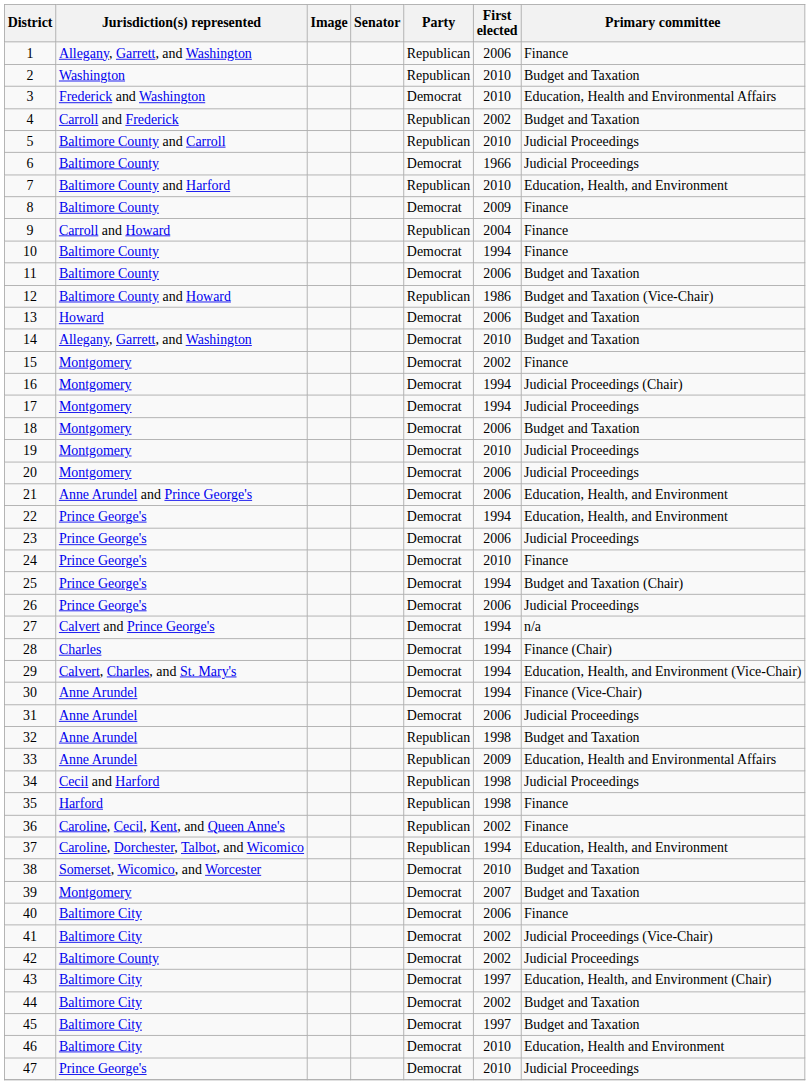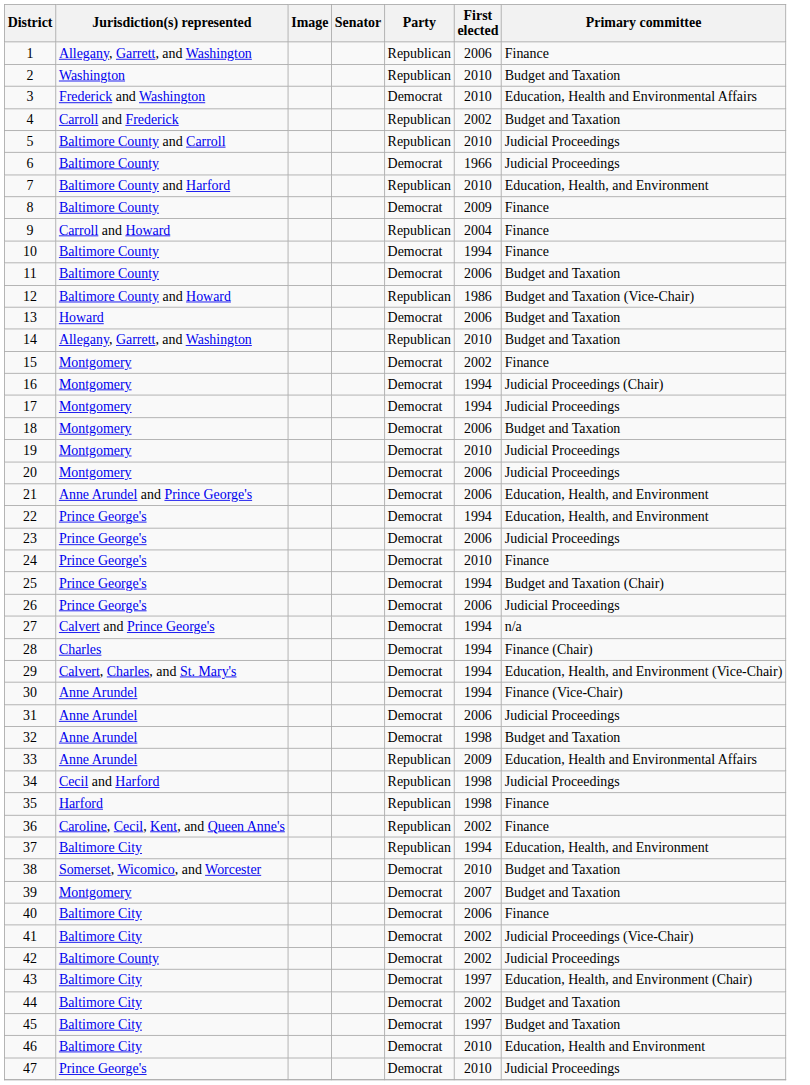(434, 340) Democrat -> (419, 340) Republican
(439, 737) Republican -> (415, 737) Democrat
(181, 848) Caroline, Dorchester, Talbot, and Wicomico -> (100, 848) Baltimore City
